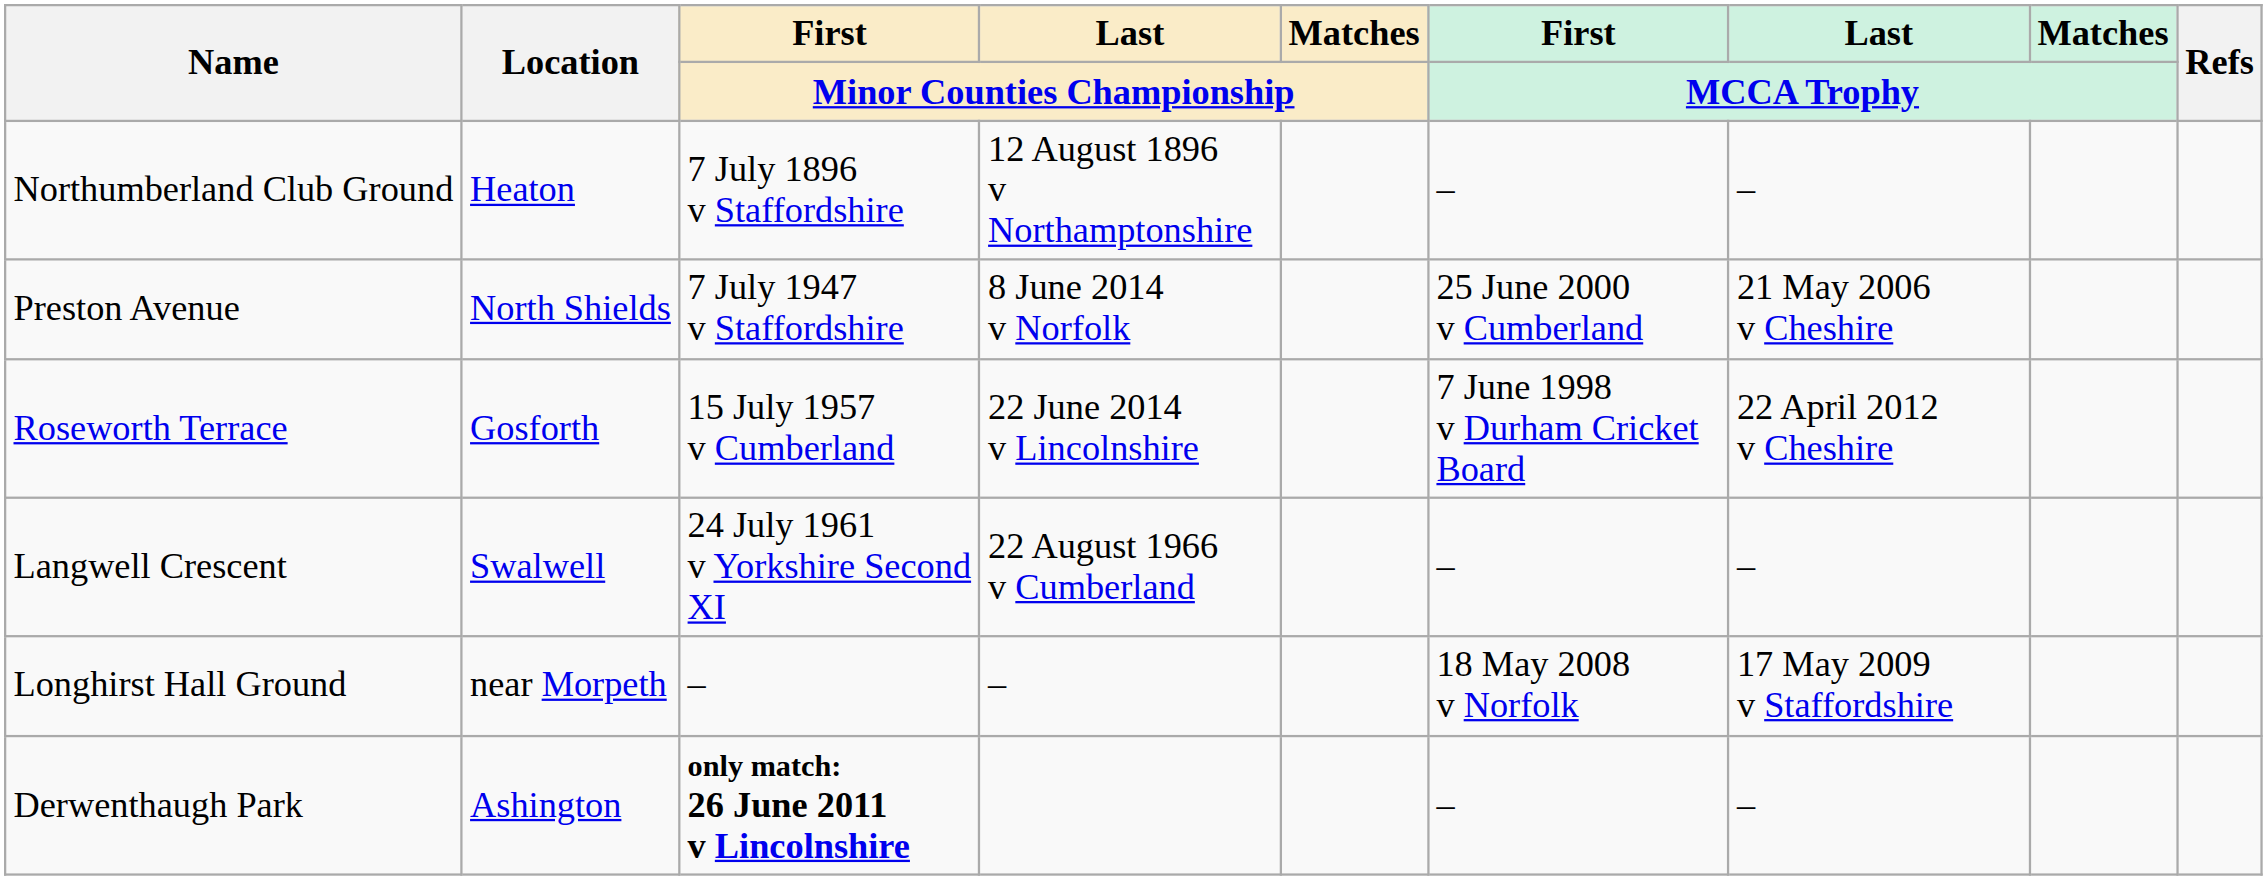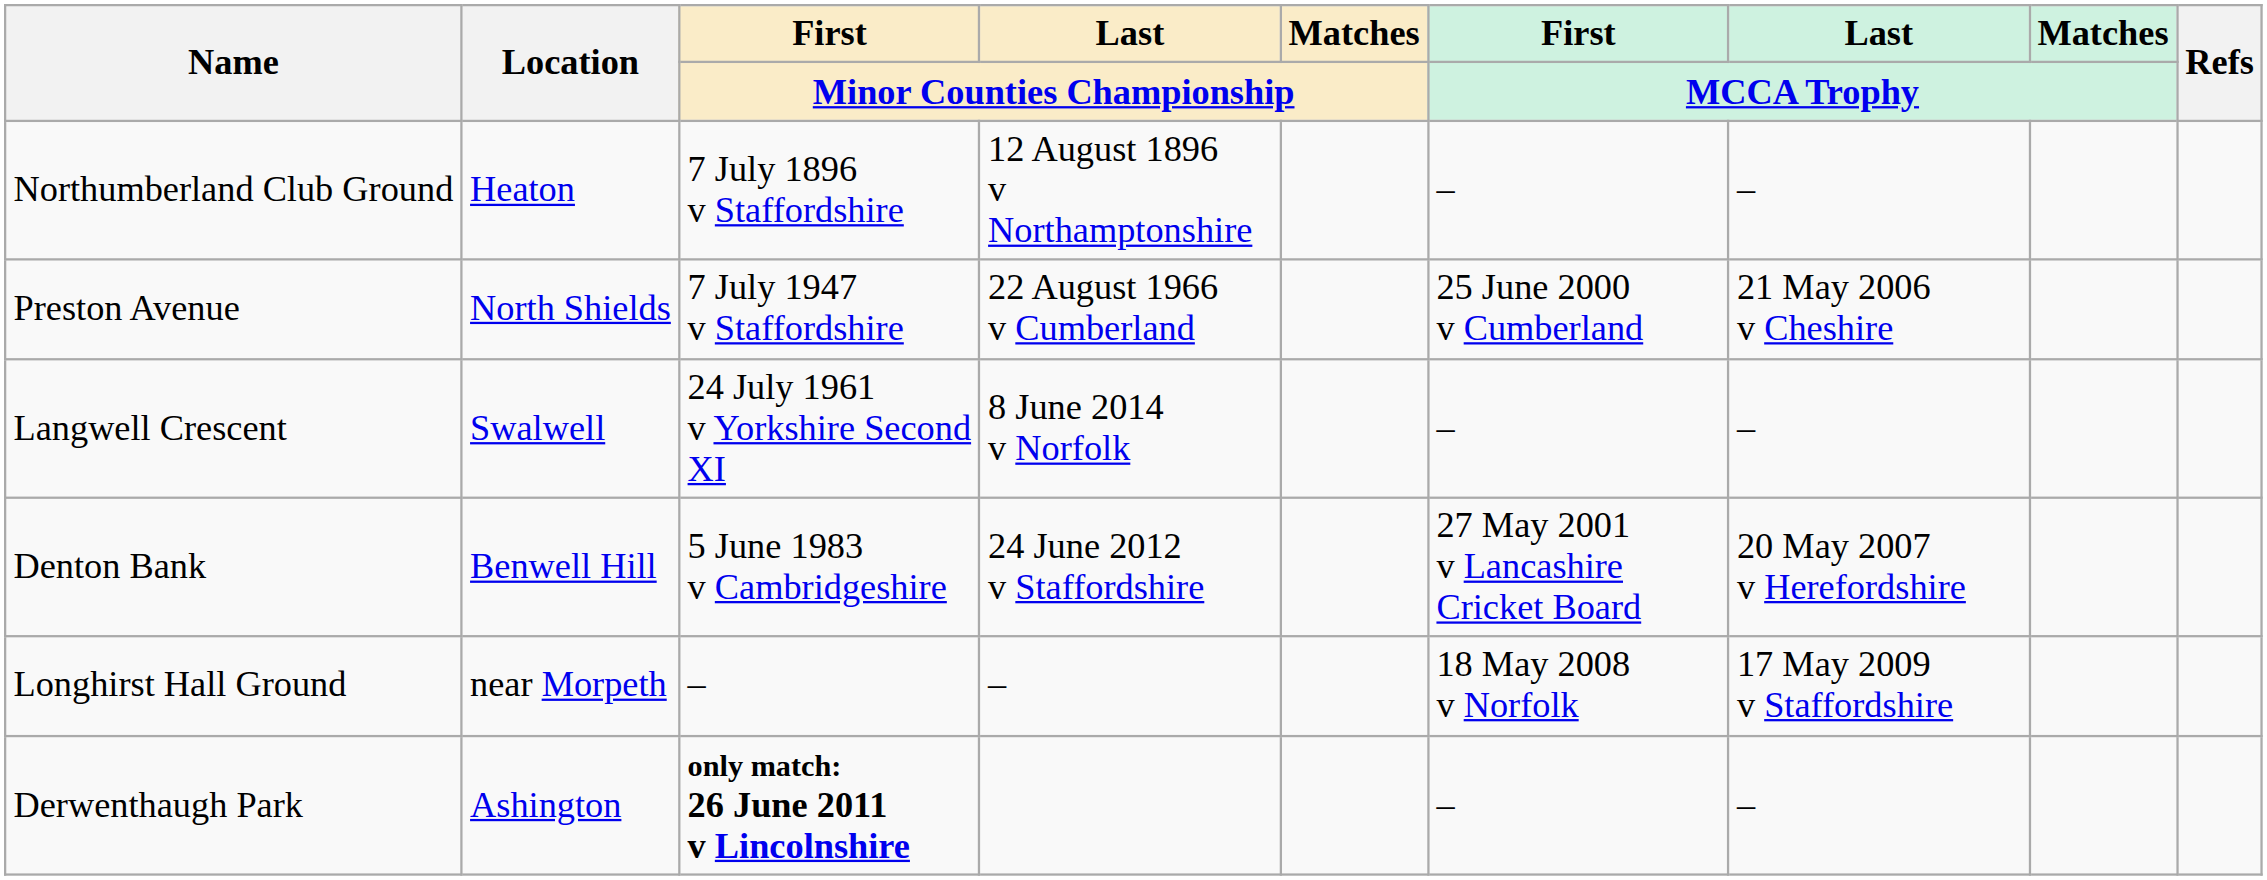(1076, 308) 8 June 2014 v Norfolk -> (1103, 308) 22 August 1966 v Cumberland
- row: (151, 427)
(1103, 566) 22 August 1966 v Cumberland -> (1076, 427) 8 June 2014 v Norfolk
+ row: (110, 566)
